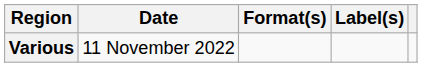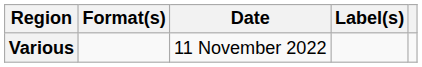columns swapped: (159, 18) <-> (285, 18)
